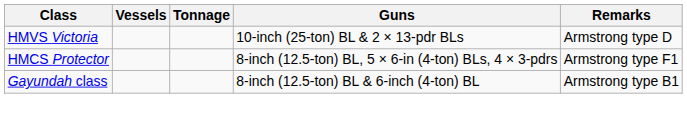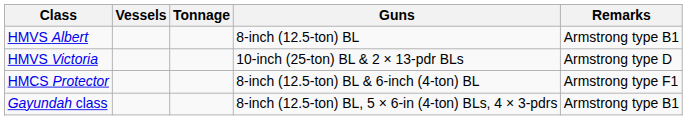+ row: (48, 37)
(397, 59) 8-inch (12.5-ton) BL, 5 × 6-in (4-ton) BLs, 4 × 3-pdrs -> (358, 81) 8-inch (12.5-ton) BL & 6-inch (4-ton) BL
(358, 81) 8-inch (12.5-ton) BL & 6-inch (4-ton) BL -> (397, 103) 8-inch (12.5-ton) BL, 5 × 6-in (4-ton) BLs, 4 × 3-pdrs
